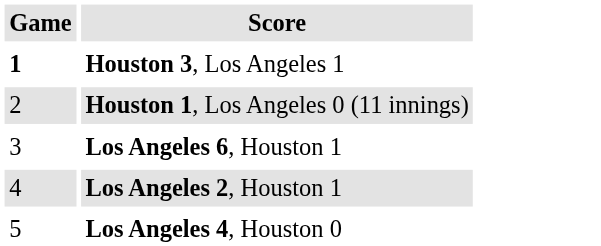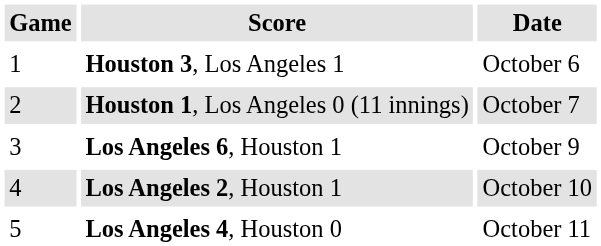+ column: (537, 22)
(15, 63) bold -> (15, 63) normal
